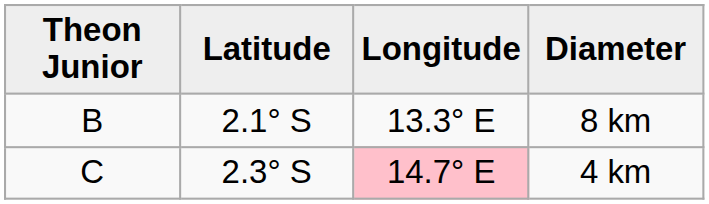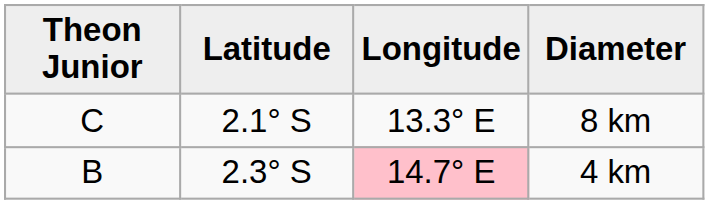(92, 119) B -> (92, 119) C
(92, 172) C -> (92, 172) B
